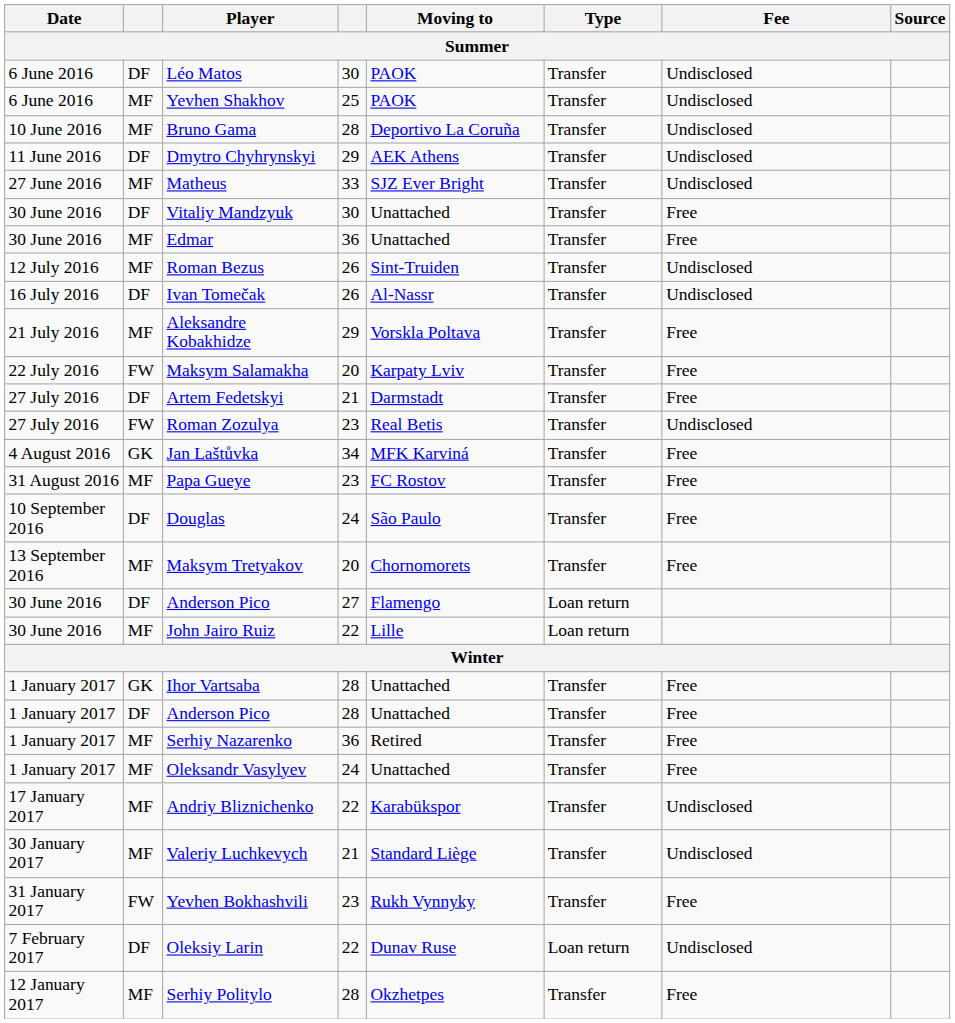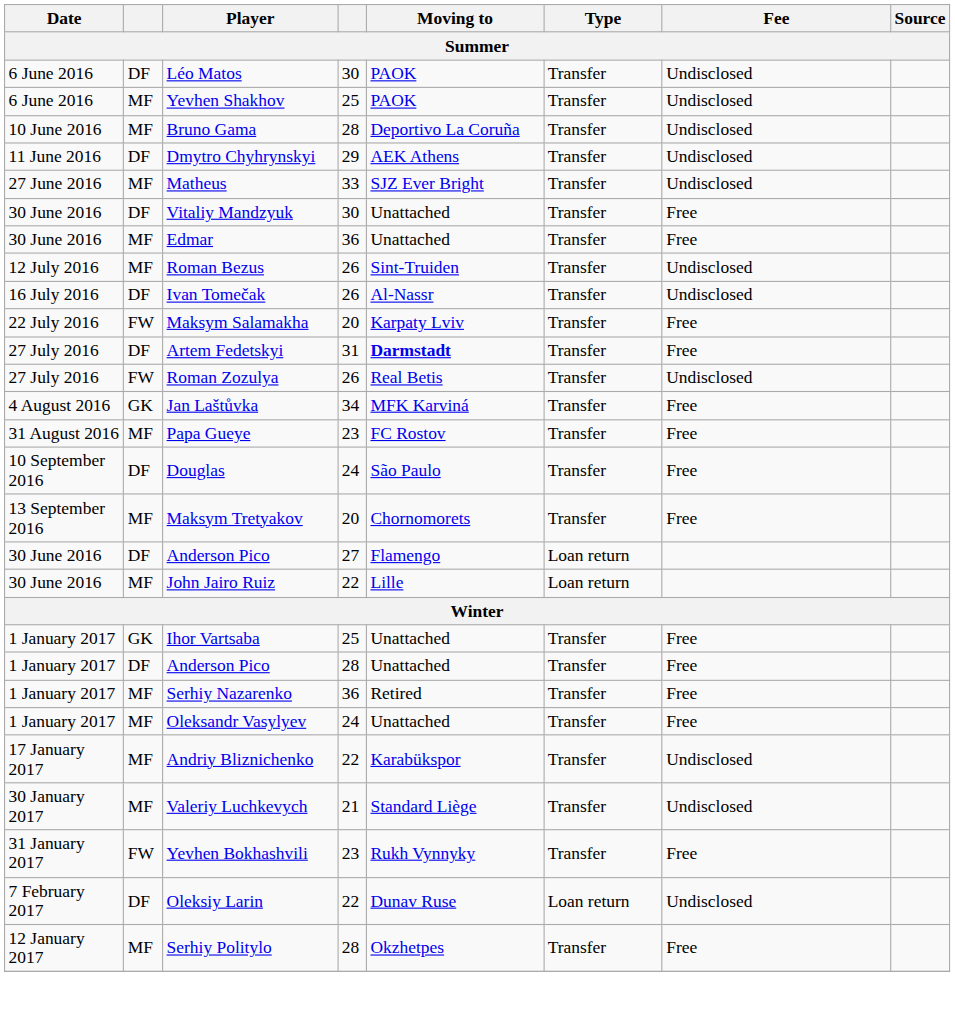- row: (54, 332)
(351, 397) 21 -> (351, 350) 31
(407, 397) normal -> (411, 350) bold
(351, 425) 23 -> (351, 377) 26
(351, 685) 28 -> (351, 638) 25
